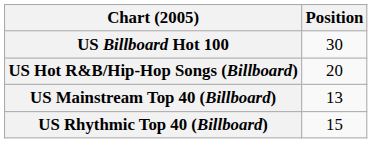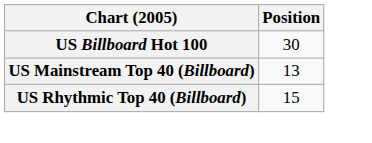- row: (153, 71)
